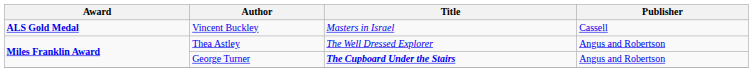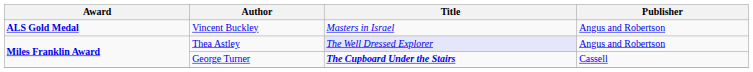(593, 28) Cassell -> (622, 28) Angus and Robertson
(380, 43) no background -> (380, 43) lavender background
(622, 59) Angus and Robertson -> (593, 59) Cassell
